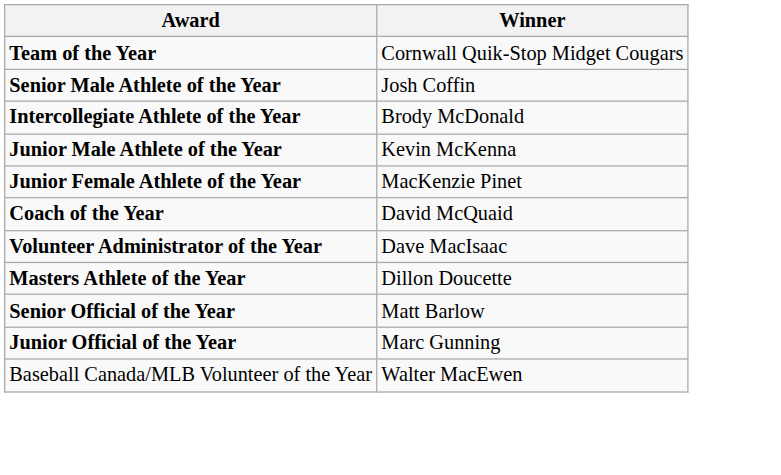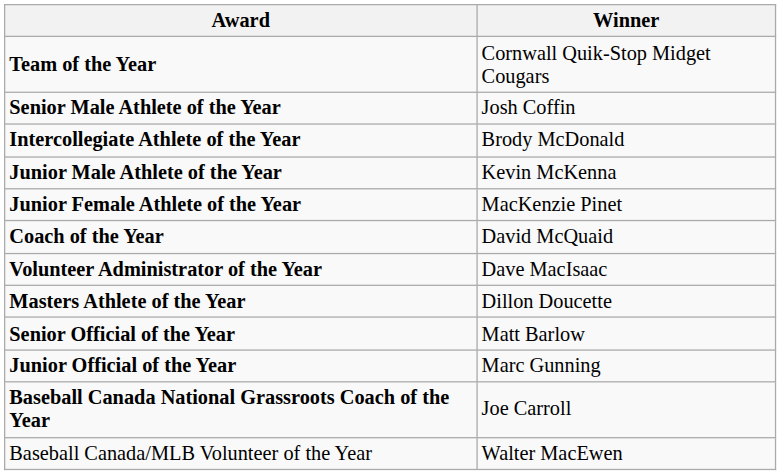+ row: (229, 409)
